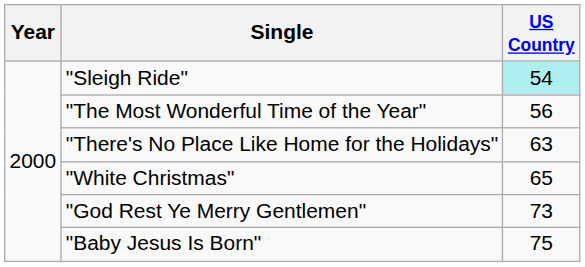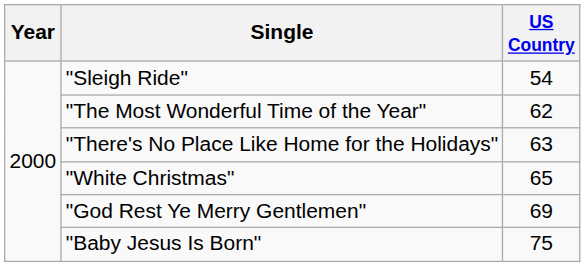(541, 77) paleturquoise background -> (541, 77) no background
(541, 111) 56 -> (541, 111) 62
(541, 210) 73 -> (541, 210) 69
